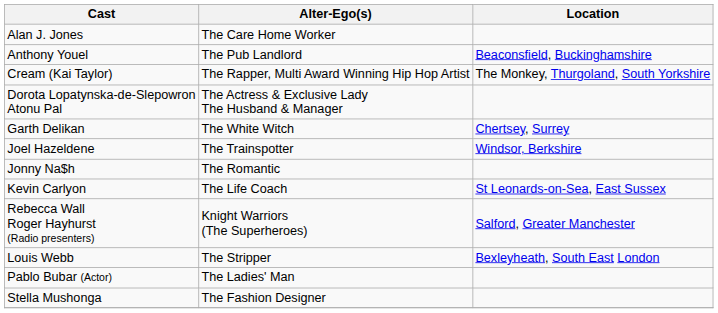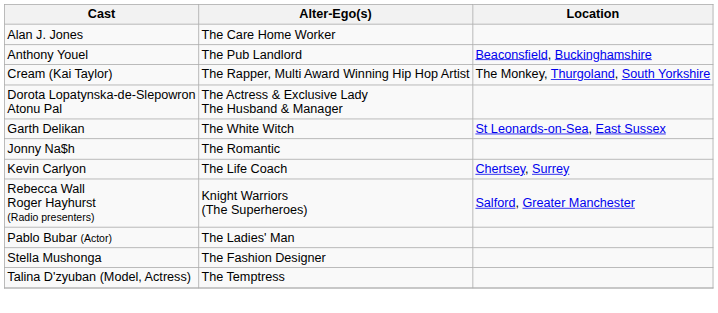(522, 128) Chertsey, Surrey -> (571, 128) St Leonards-on-Sea, East Sussex
- row: (51, 149)
(571, 189) St Leonards-on-Sea, East Sussex -> (522, 169) Chertsey, Surrey
- row: (41, 257)
+ row: (99, 277)
